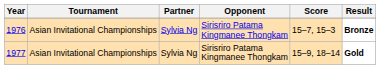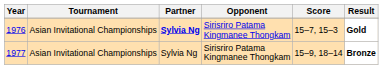(179, 30) normal -> (180, 30) bold
(359, 30) Bronze -> (356, 30) Gold
(354, 53) Gold -> (361, 53) Bronze
